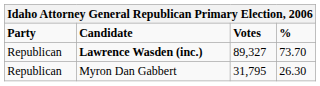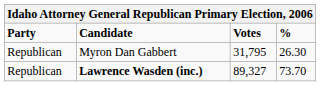rows swapped: (141, 52) <-> (128, 71)
